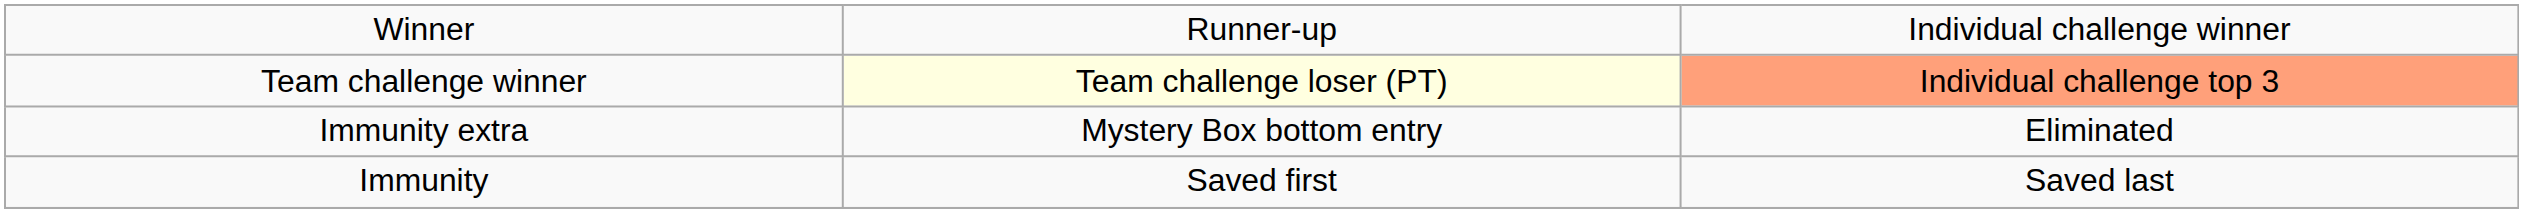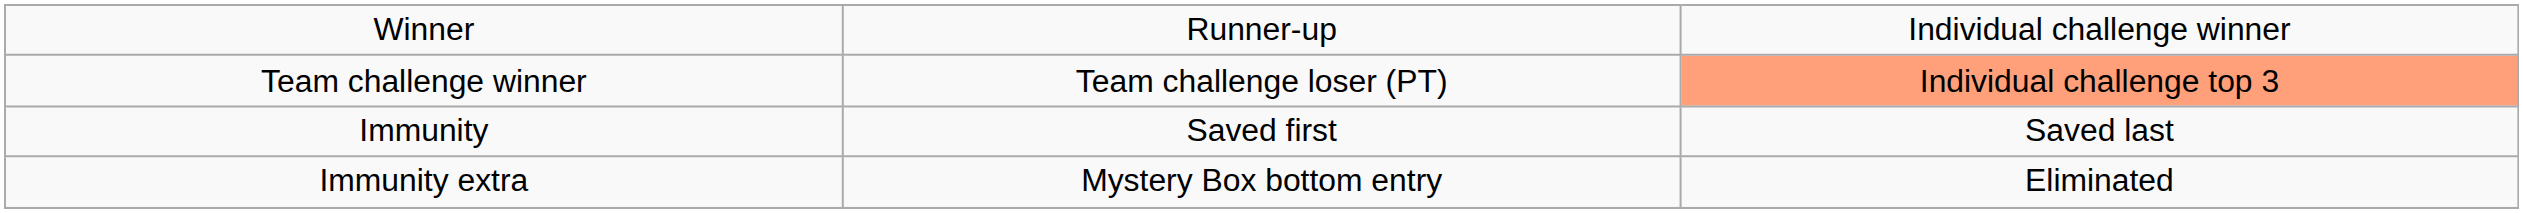(1262, 80) lightyellow background -> (1262, 80) no background
rows swapped: (424, 181) <-> (424, 130)
